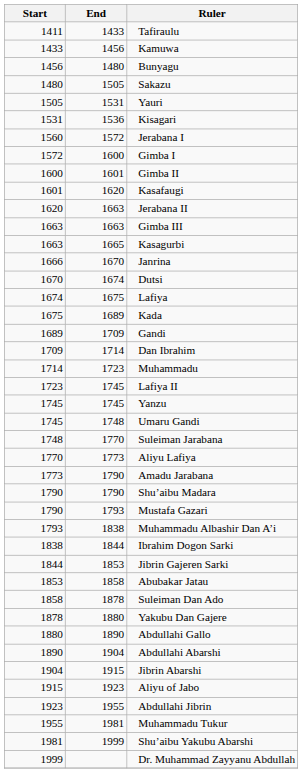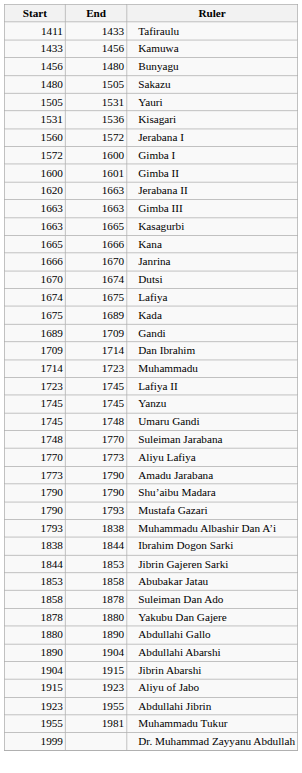- row: (161, 191)
+ row: (150, 244)
- row: (196, 741)
